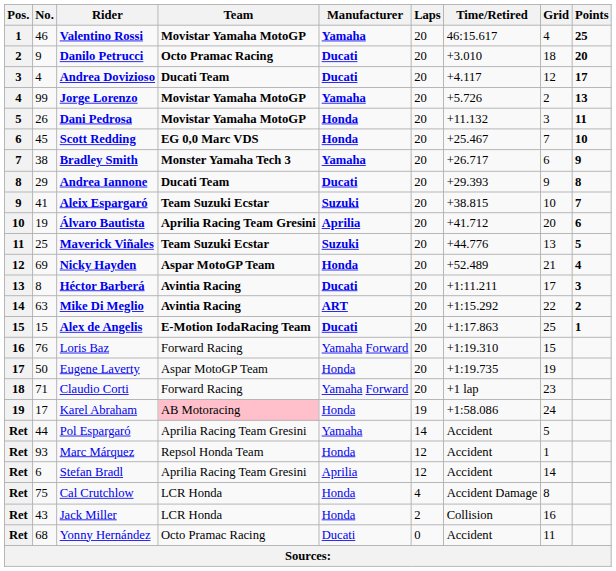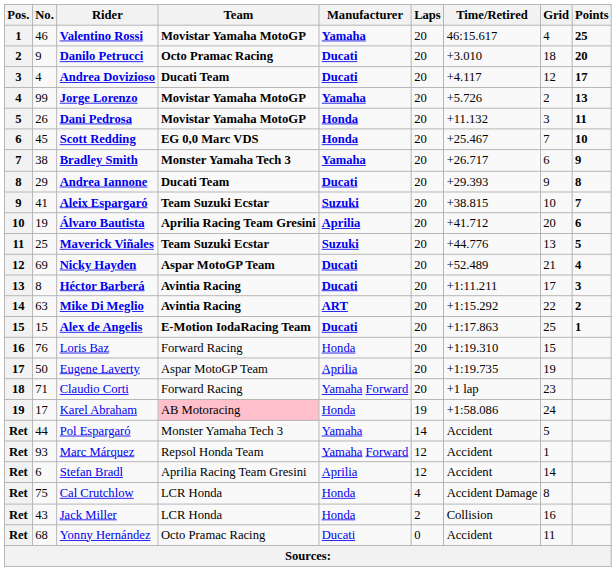(340, 264) Honda -> (340, 264) Ducati
(365, 347) Yamaha Forward -> (338, 347) Honda
(338, 368) Honda -> (340, 368) Aprilia
(234, 431) Aprilia Racing Team Gresini -> (222, 431) Monster Yamaha Tech 3
(338, 451) Honda -> (365, 451) Yamaha Forward
